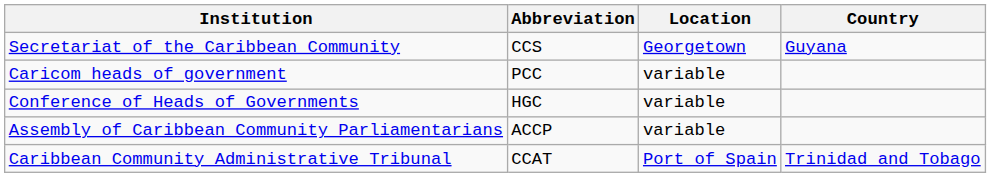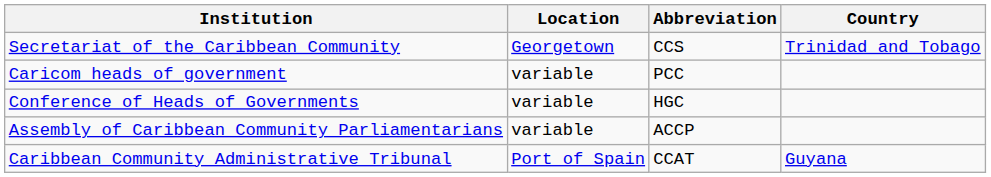columns swapped: (573, 19) <-> (710, 19)
(816, 47) Guyana -> (883, 47) Trinidad and Tobago
(883, 158) Trinidad and Tobago -> (816, 158) Guyana
